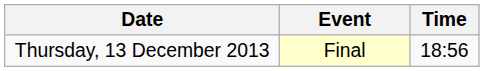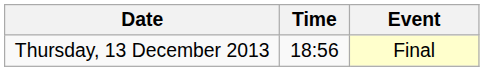columns swapped: (444, 19) <-> (345, 19)
